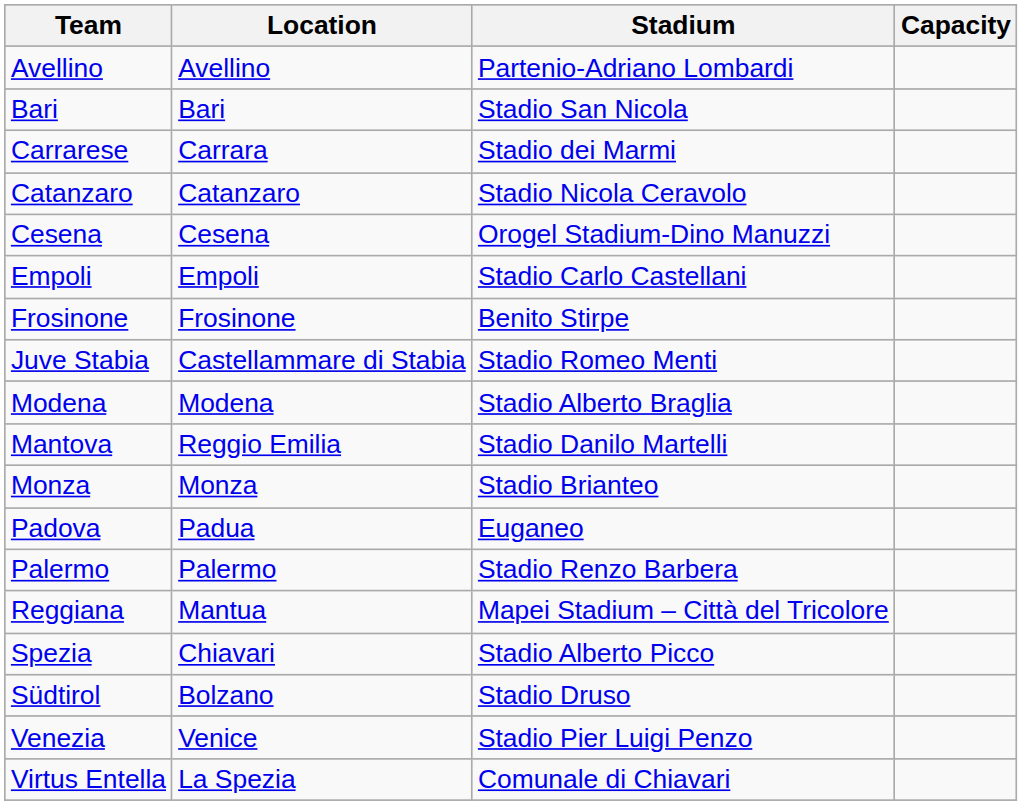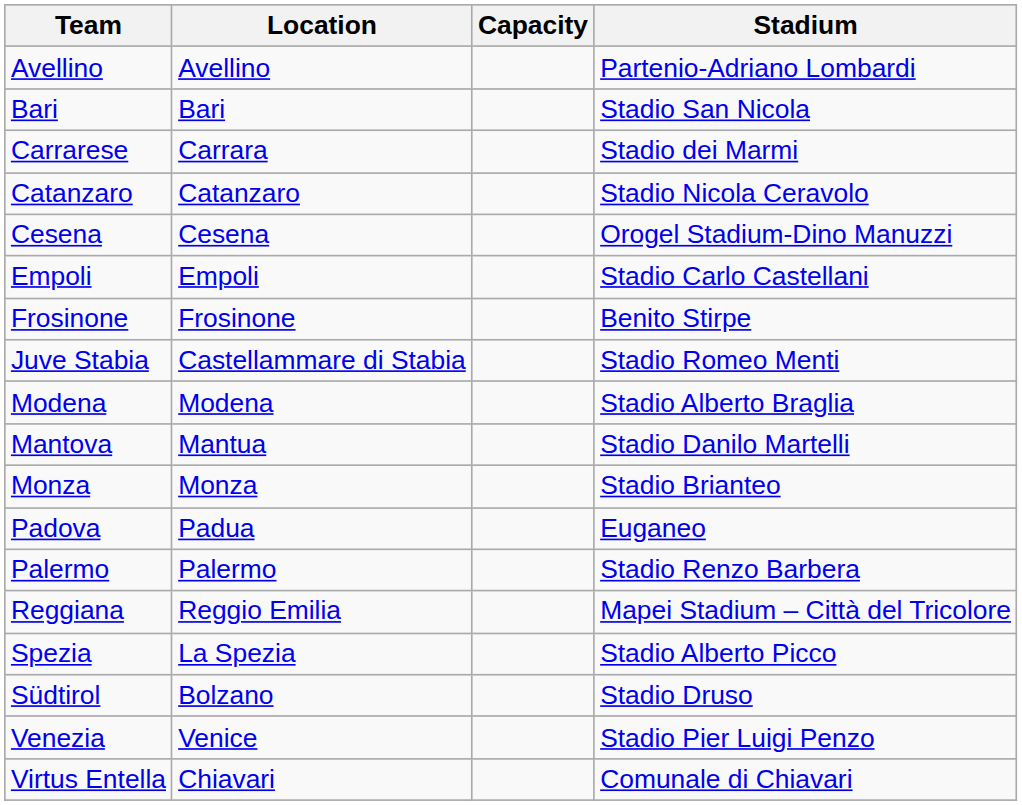columns swapped: (683, 25) <-> (956, 25)
(260, 444) Reggio Emilia -> (222, 444) Mantua
(222, 611) Mantua -> (260, 611) Reggio Emilia
(227, 653) Chiavari -> (237, 653) La Spezia
(237, 779) La Spezia -> (227, 779) Chiavari
